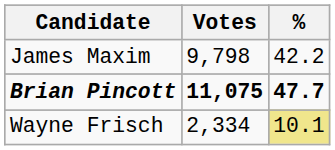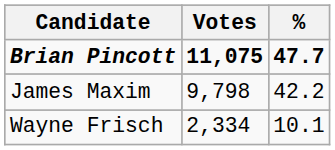rows swapped: (93, 92) <-> (80, 57)
(299, 127) khaki background -> (299, 127) no background
